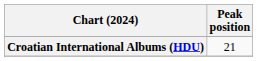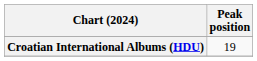(230, 46) 21 -> (230, 46) 19
